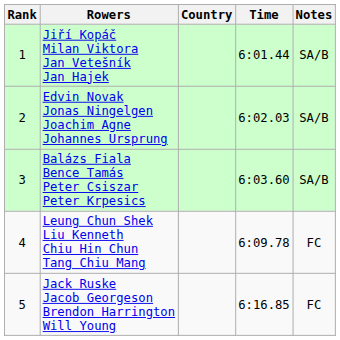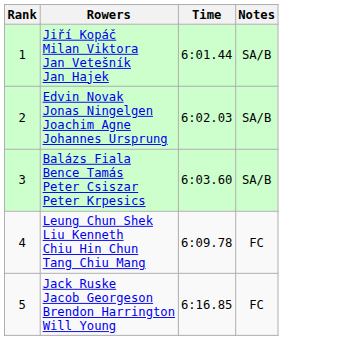- column: (207, 14)
